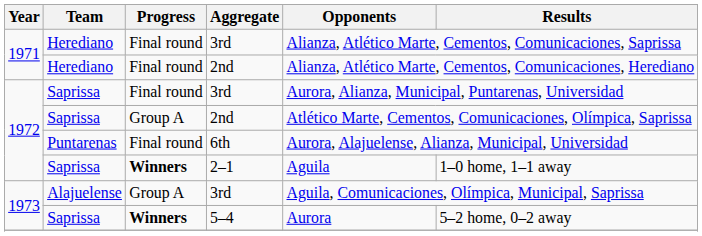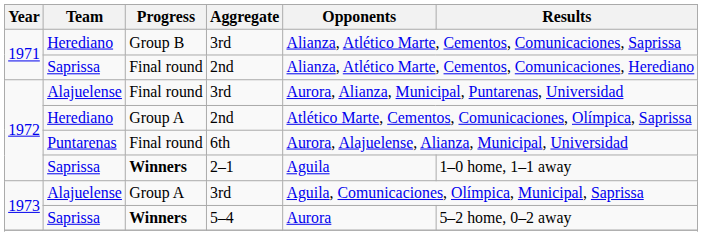(166, 42) Final round -> (157, 42) Group B
(80, 67) Herediano -> (74, 67) Saprissa
(74, 92) Saprissa -> (85, 92) Alajuelense
(74, 117) Saprissa -> (80, 117) Herediano
